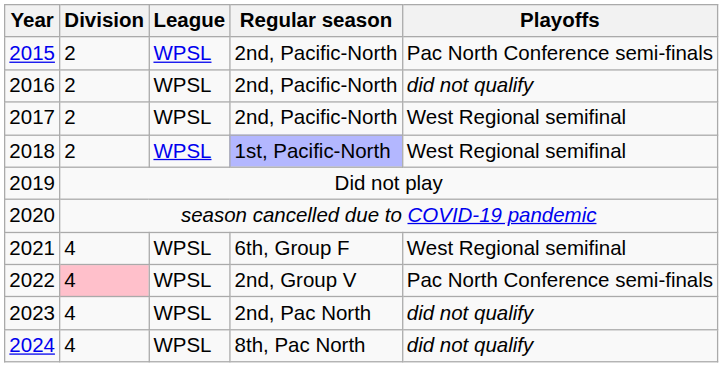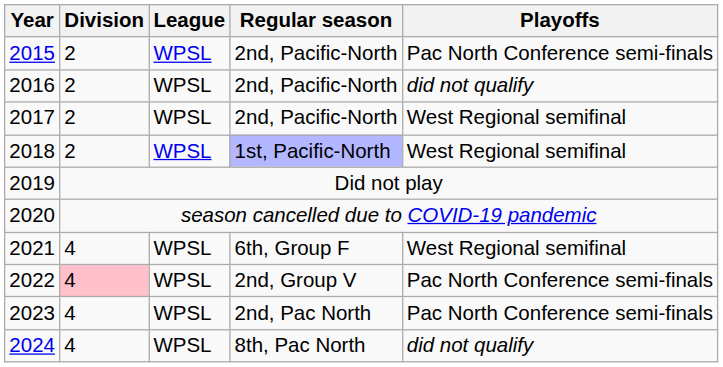(470, 313) did not qualify -> (560, 313) Pac North Conference semi-finals
